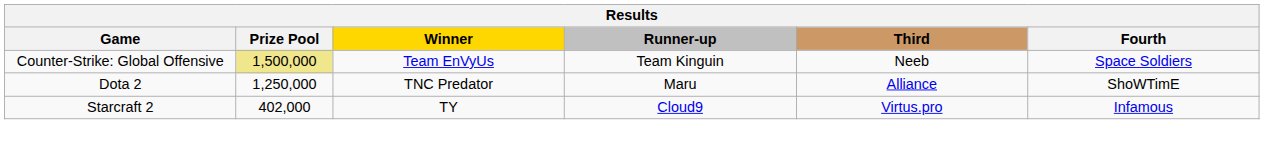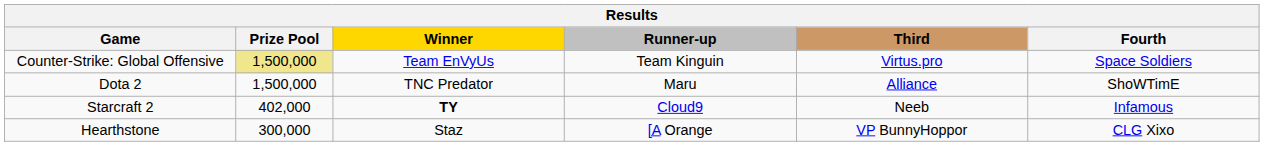(912, 61) Neeb -> (912, 61) Virtus.pro
(284, 84) 1,250,000 -> (284, 84) 1,500,000
(449, 107) normal -> (449, 107) bold
(912, 107) Virtus.pro -> (912, 107) Neeb
+ row: (120, 130)
